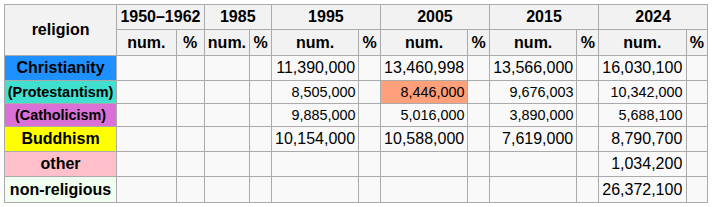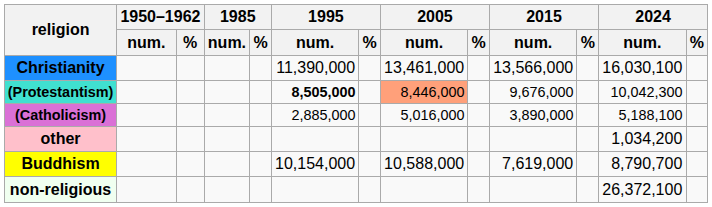(424, 67) 13,460,998 -> (424, 67) 13,461,000
(323, 92) normal -> (323, 92) bold
(542, 92) 9,676,003 -> (542, 92) 9,676,000
(647, 92) 10,342,000 -> (647, 92) 10,042,300
(323, 115) 9,885,000 -> (323, 115) 2,885,000
(651, 115) 5,688,100 -> (651, 115) 5,188,100
rows swapped: (61, 138) <-> (61, 164)
